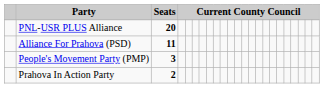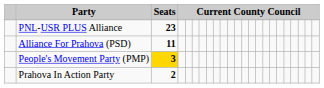(171, 28) 20 -> (171, 28) 23
(173, 59) no background -> (173, 59) gold background
